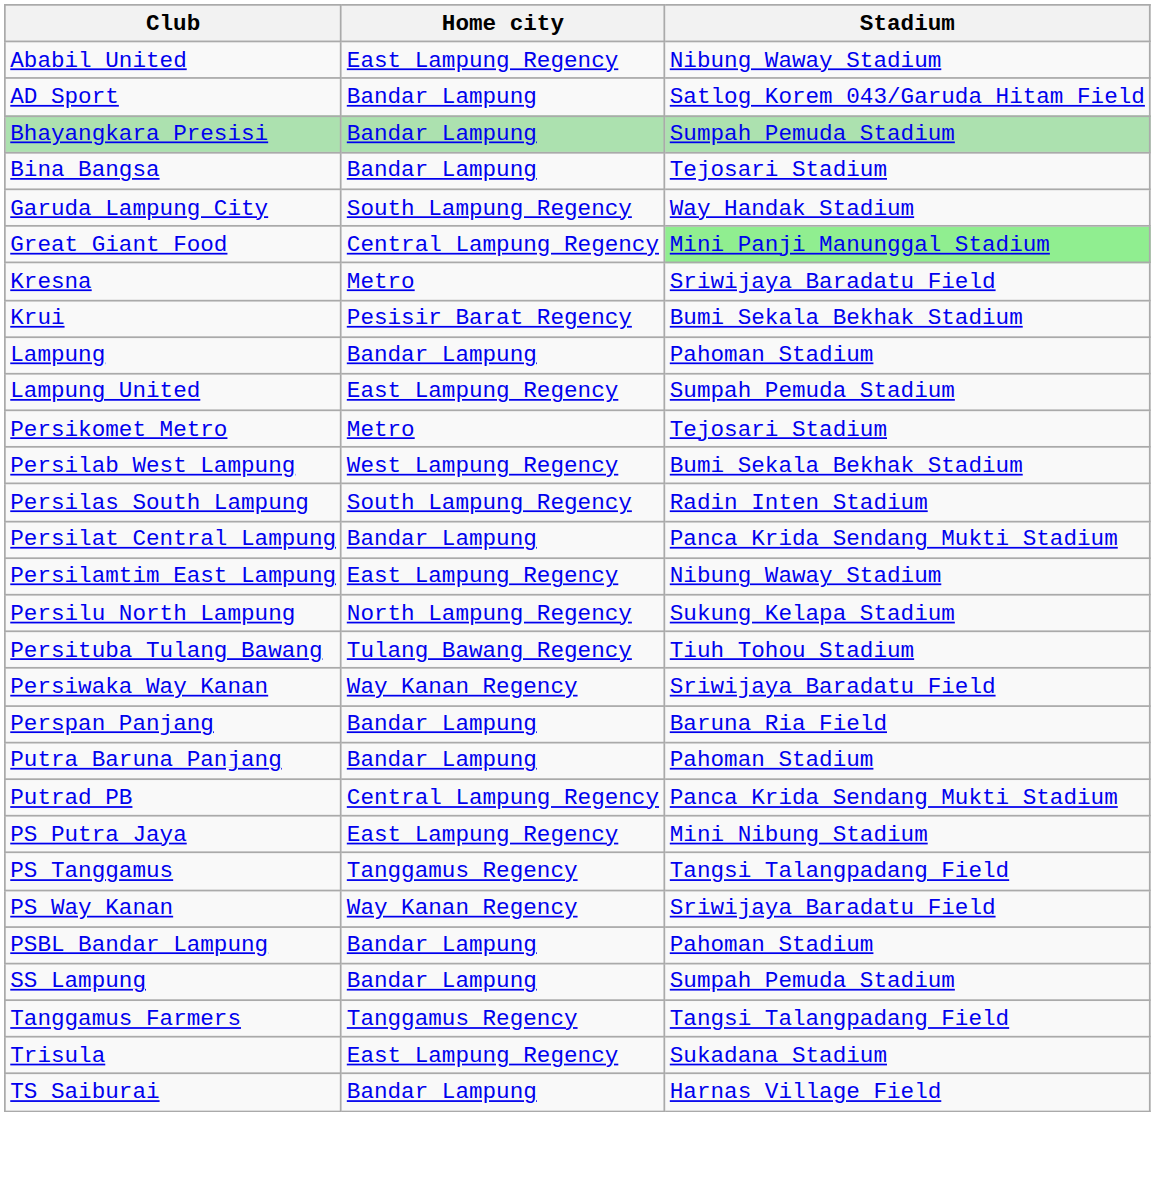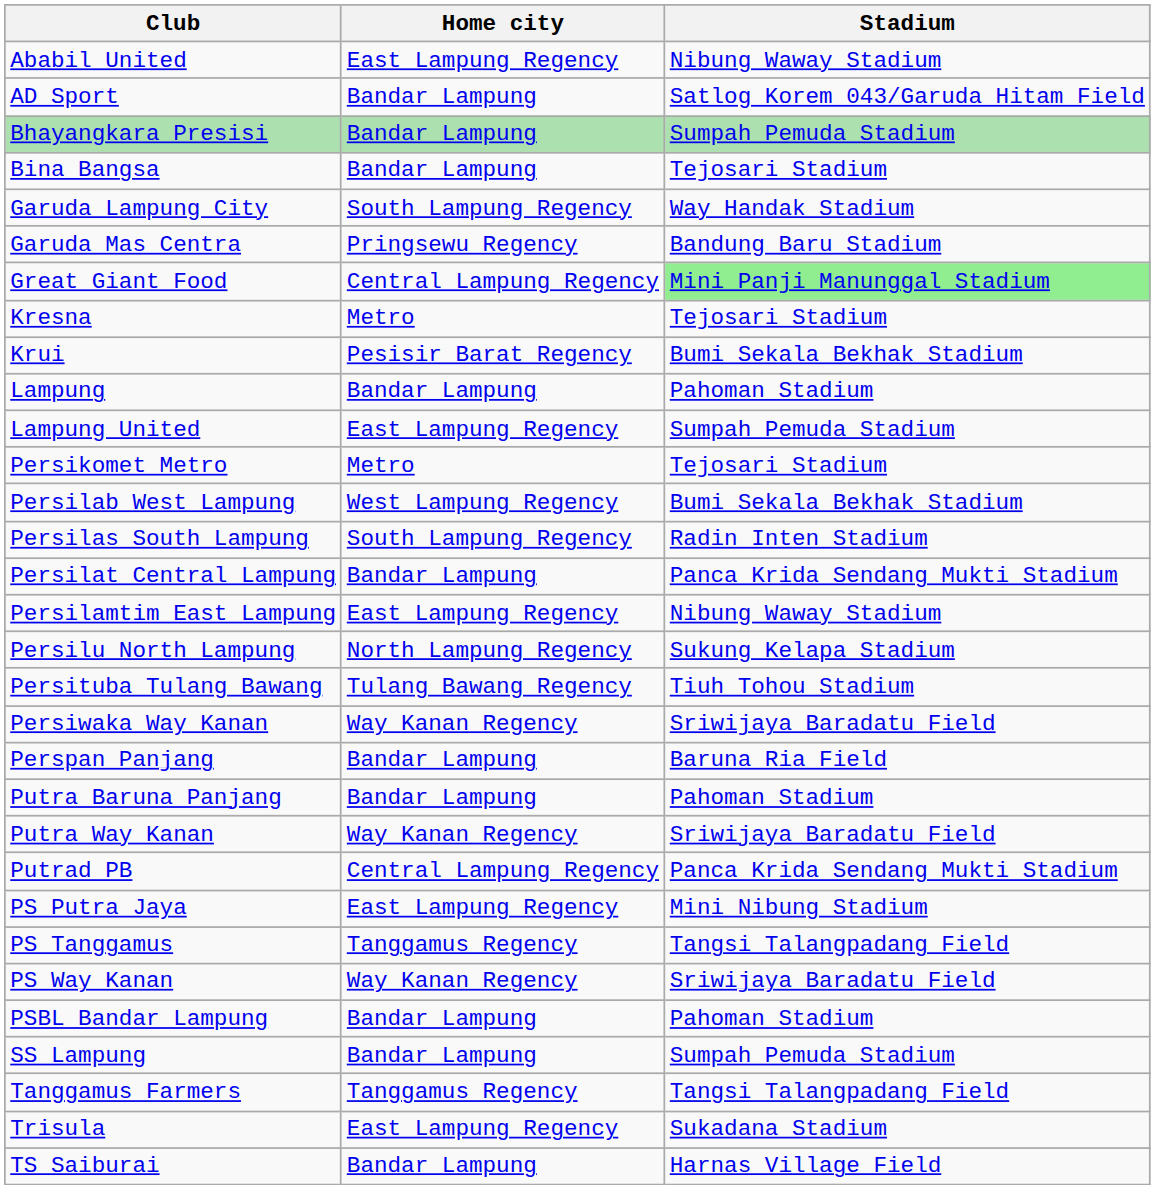+ row: (126, 245)
(833, 281) Sriwijaya Baradatu Field -> (778, 318) Tejosari Stadium
+ row: (112, 834)
